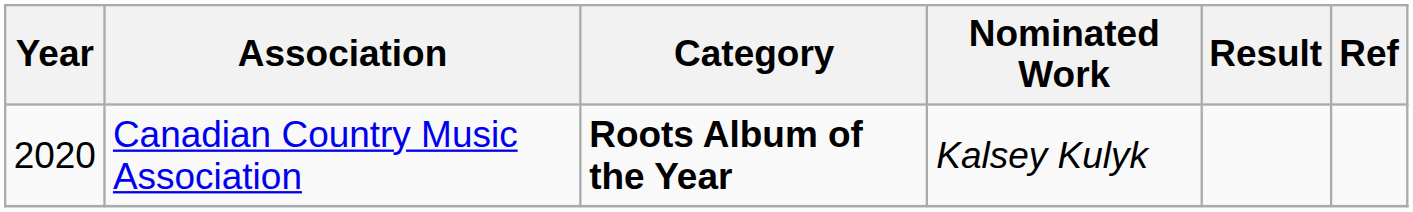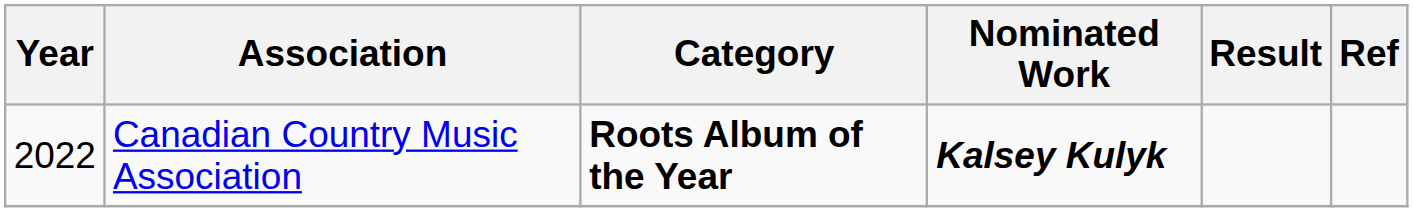(55, 154) 2020 -> (55, 154) 2022
(1042, 154) normal -> (1051, 154) bold
